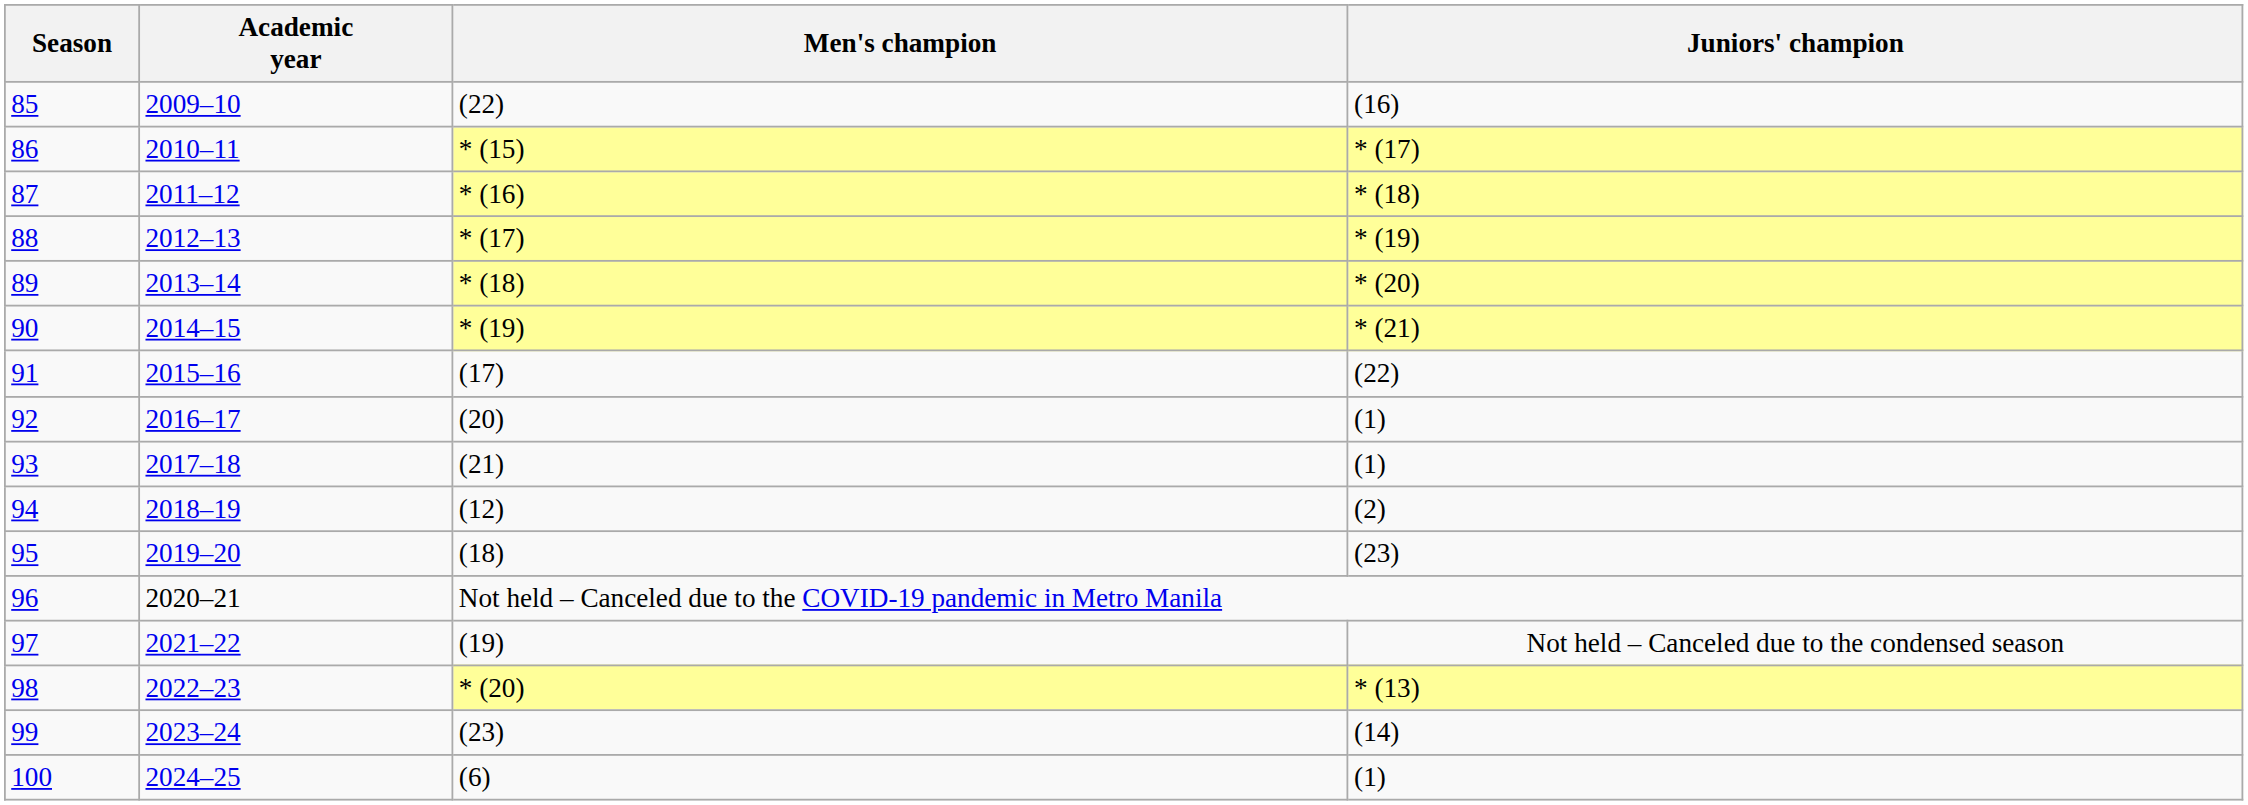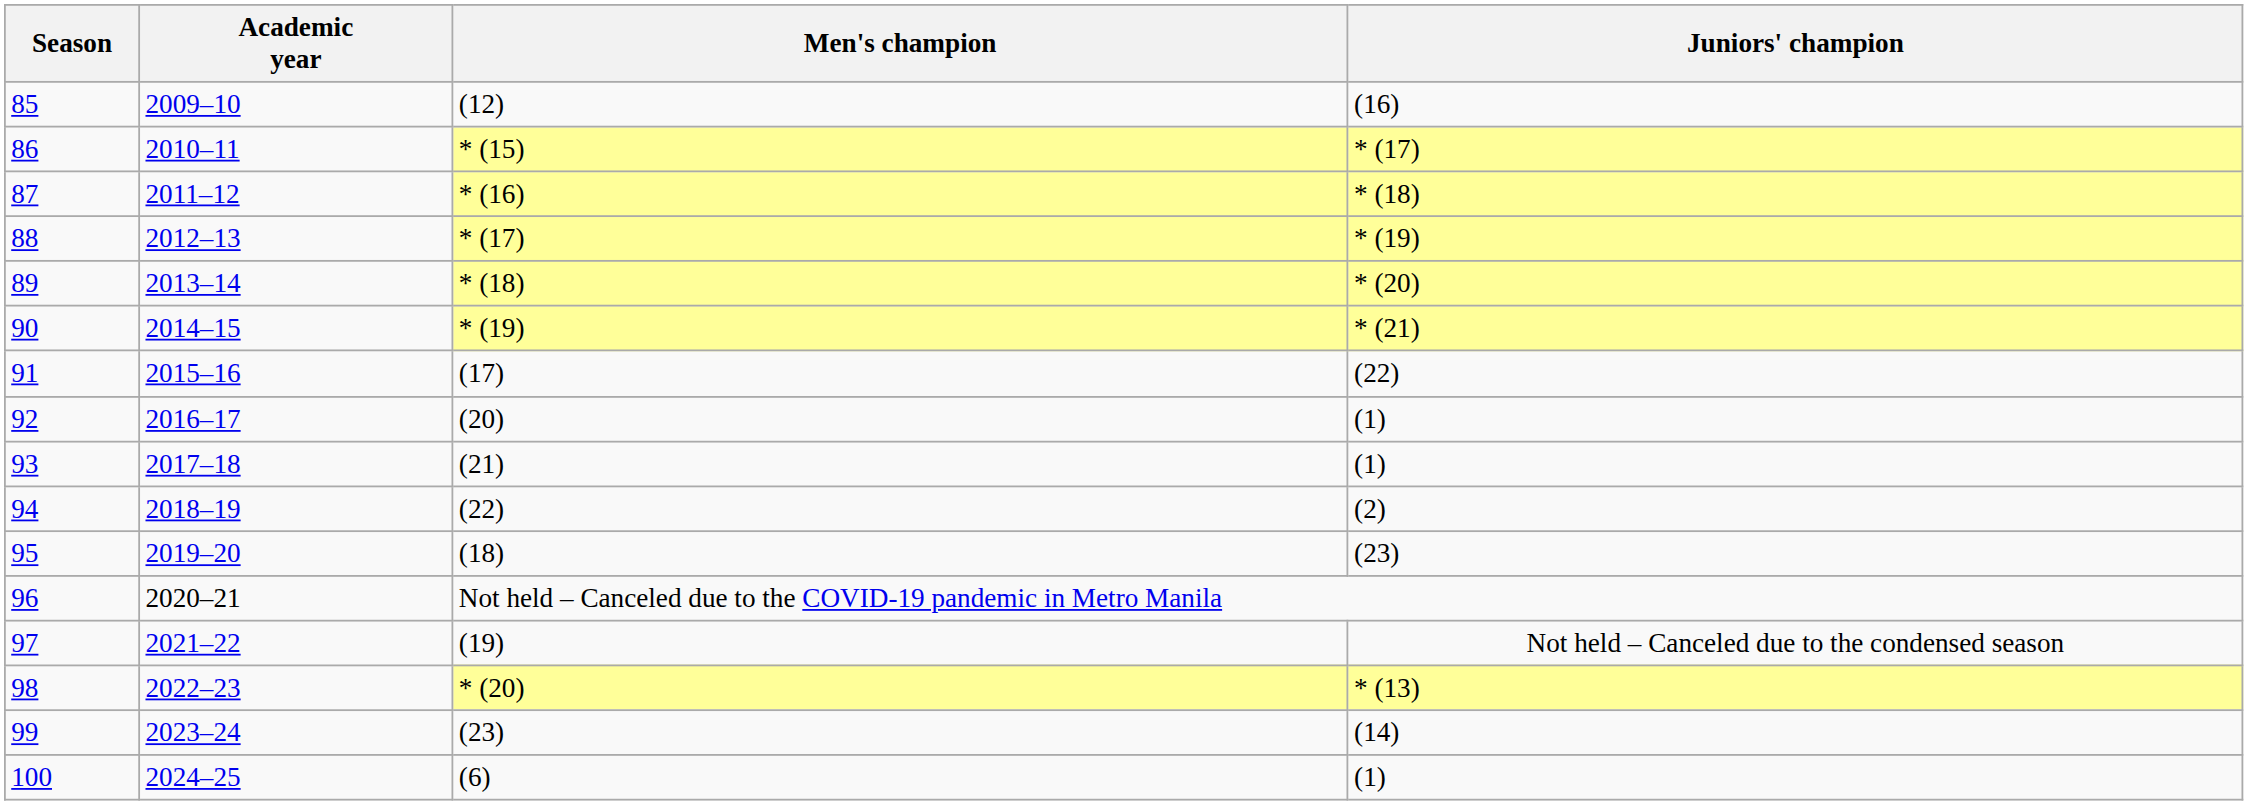(481, 104) (22) -> (481, 104) (12)
(481, 507) (12) -> (481, 507) (22)
